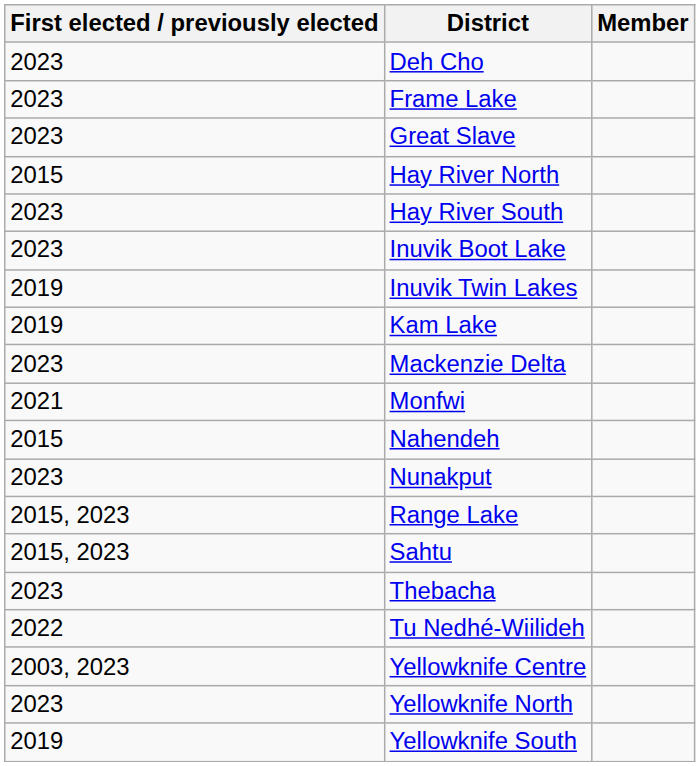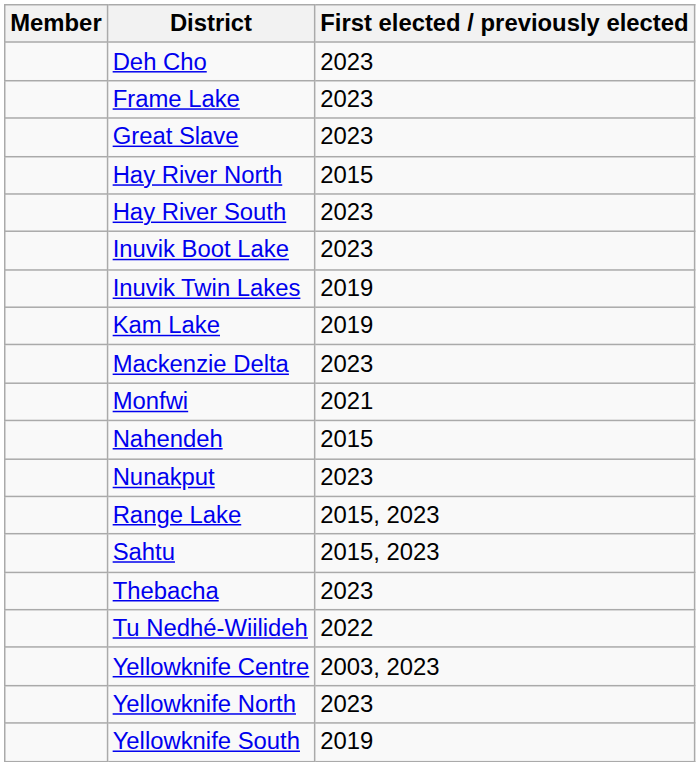columns swapped: (643, 23) <-> (194, 23)
